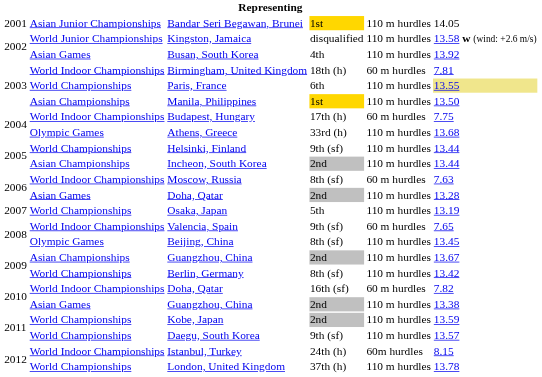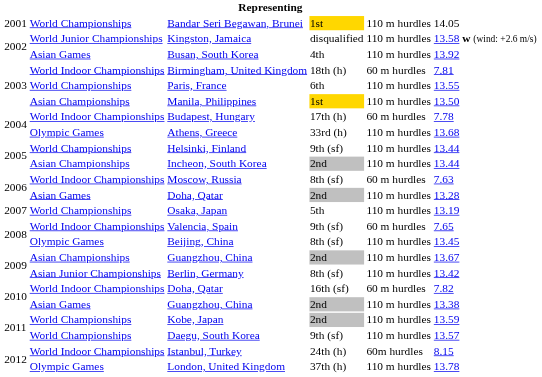(95, 23) Asian Junior Championships -> (81, 23) World Championships
(447, 85) khaki background -> (447, 85) no background
(444, 117) 7.75 -> (444, 117) 7.78
(81, 273) World Championships -> (95, 273) Asian Junior Championships
(81, 366) World Championships -> (67, 366) Olympic Games
